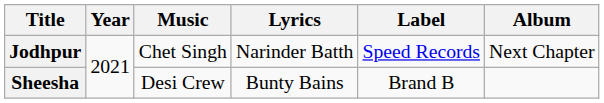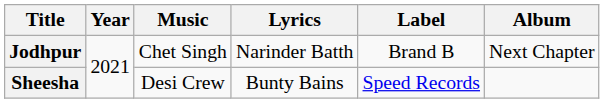(421, 51) Speed Records -> (421, 51) Brand B
(421, 82) Brand B -> (421, 82) Speed Records
